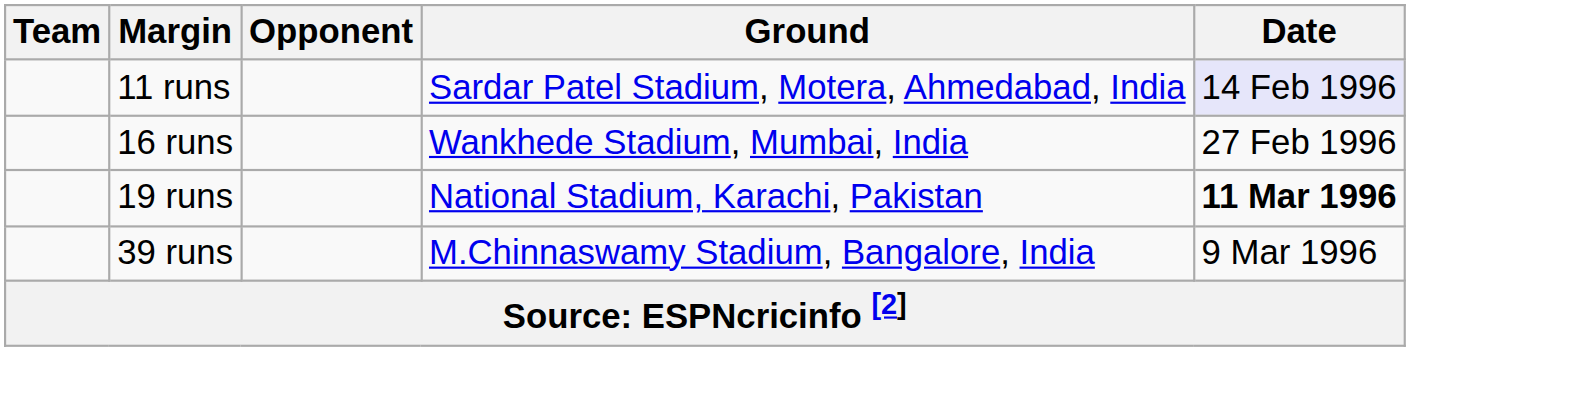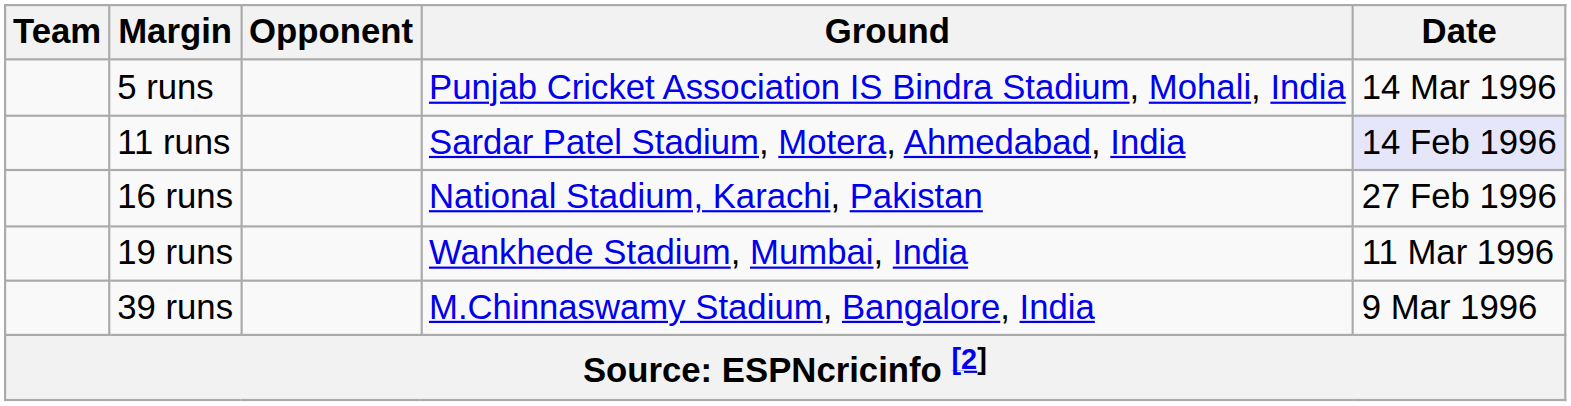+ row: (165, 87)
(699, 142) Wankhede Stadium, Mumbai, India -> (706, 197) National Stadium, Karachi, Pakistan
(706, 197) National Stadium, Karachi, Pakistan -> (699, 252) Wankhede Stadium, Mumbai, India
(1299, 197) bold -> (1458, 252) normal
